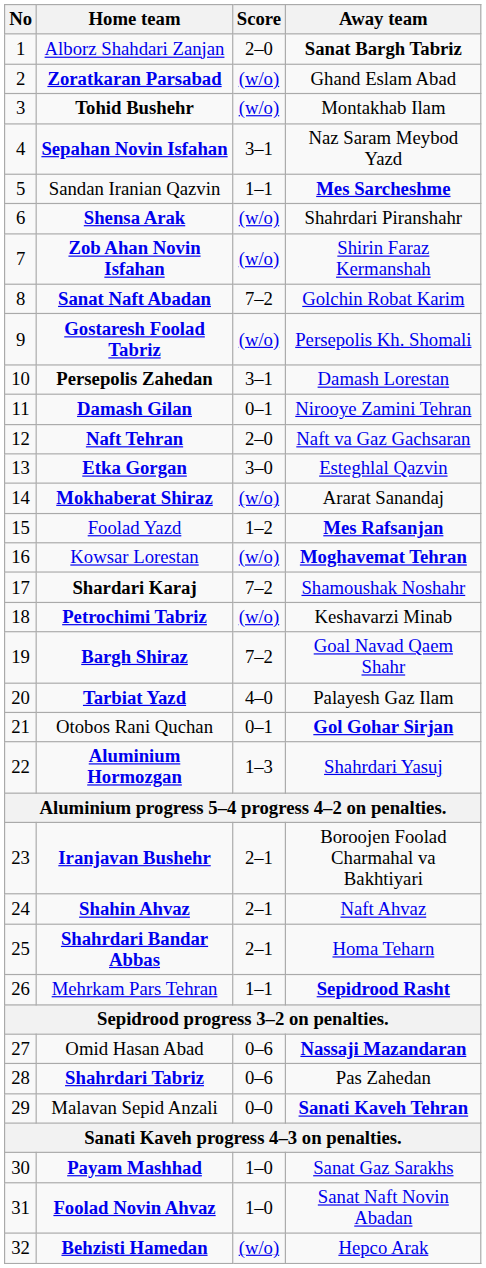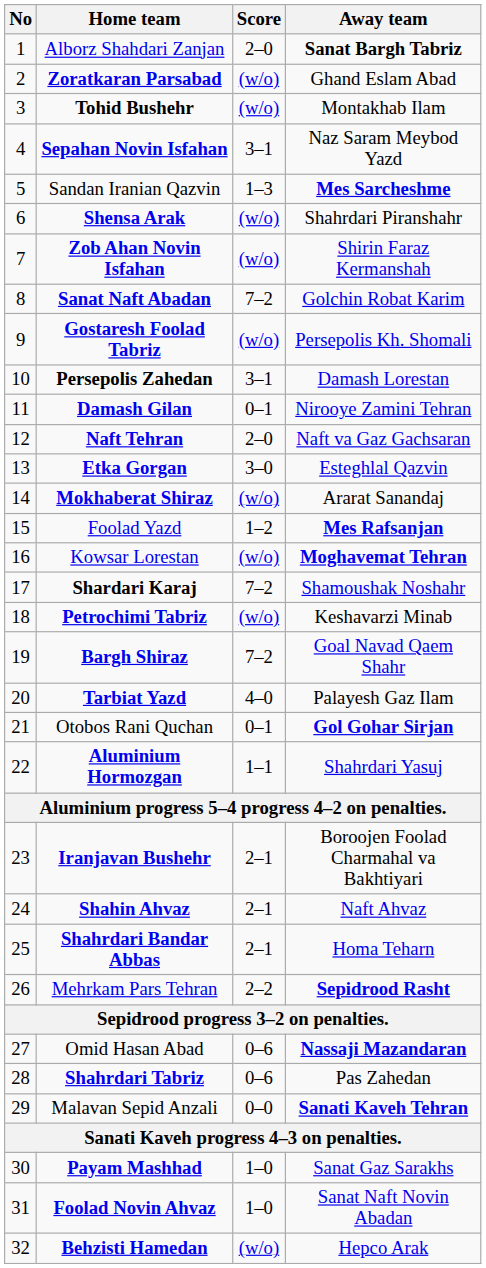(259, 188) 1–1 -> (259, 188) 1–3
(259, 767) 1–3 -> (259, 767) 1–1
(259, 989) 1–1 -> (259, 989) 2–2
